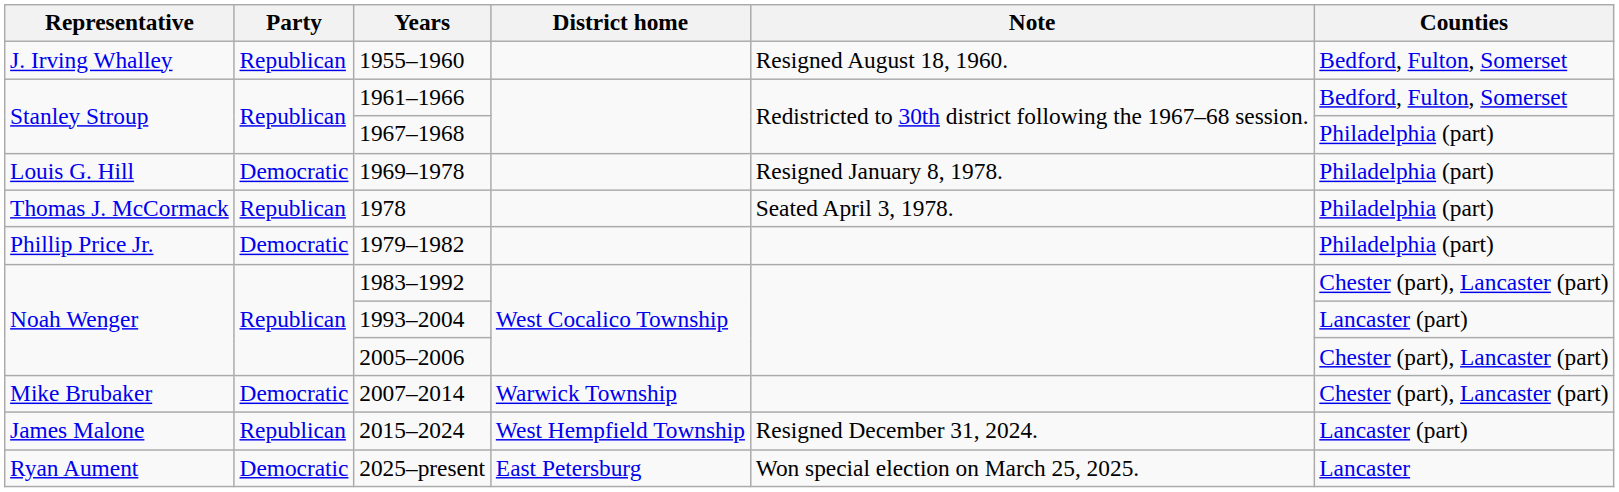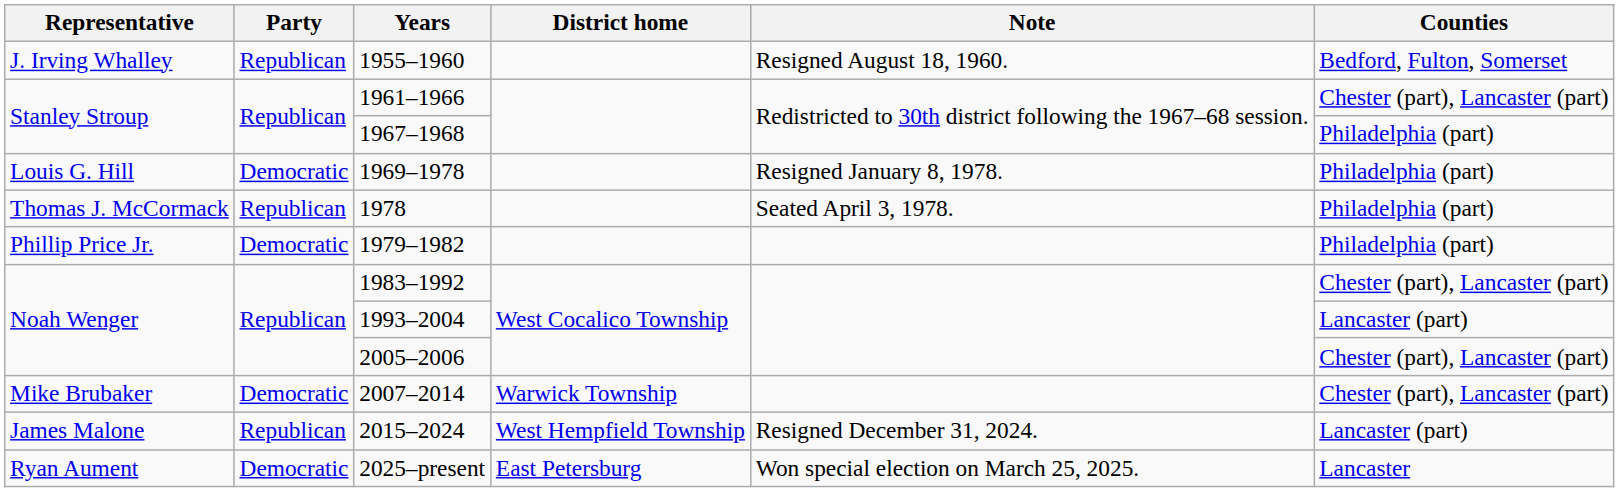(1443, 97) Bedford, Fulton, Somerset -> (1464, 97) Chester (part), Lancaster (part)
